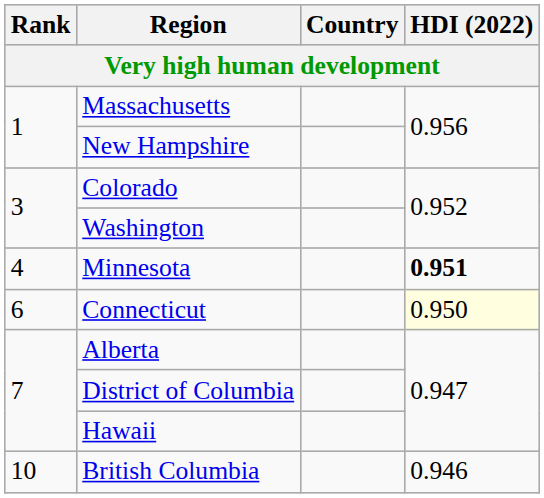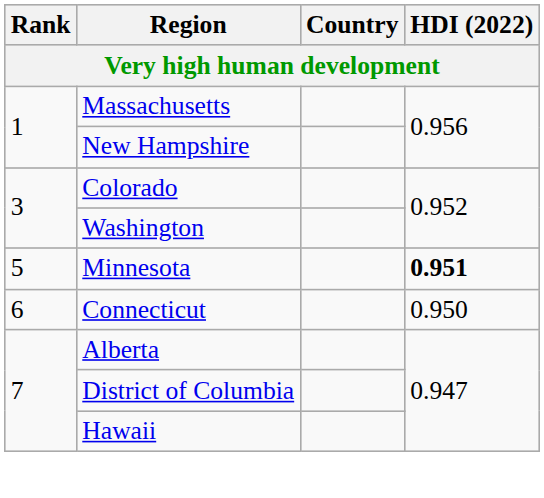(17, 268) 4 -> (17, 268) 5
(439, 308) lightyellow background -> (439, 308) no background
- row: (171, 471)
